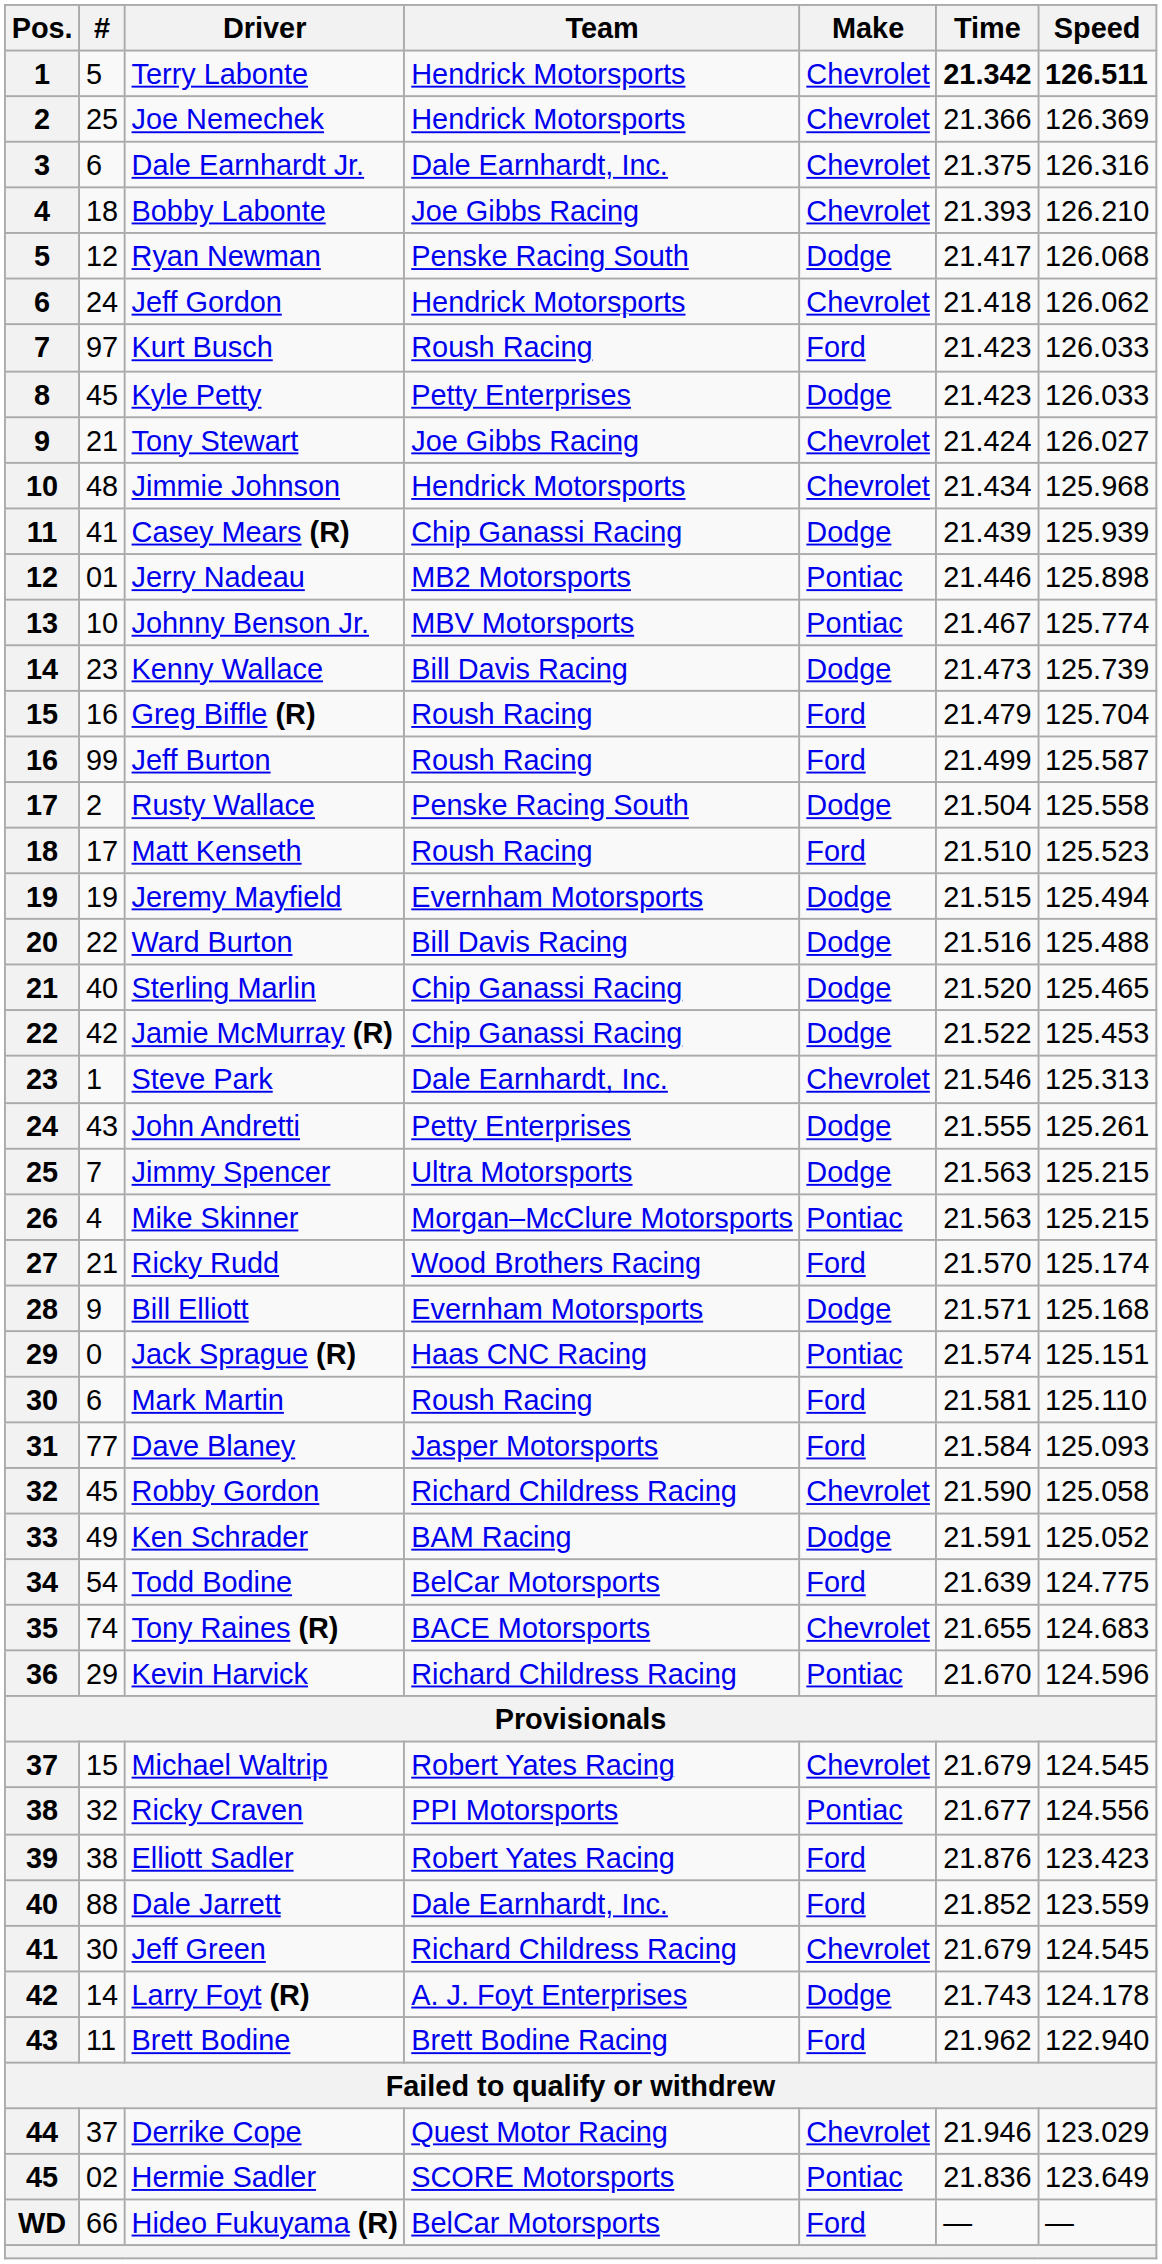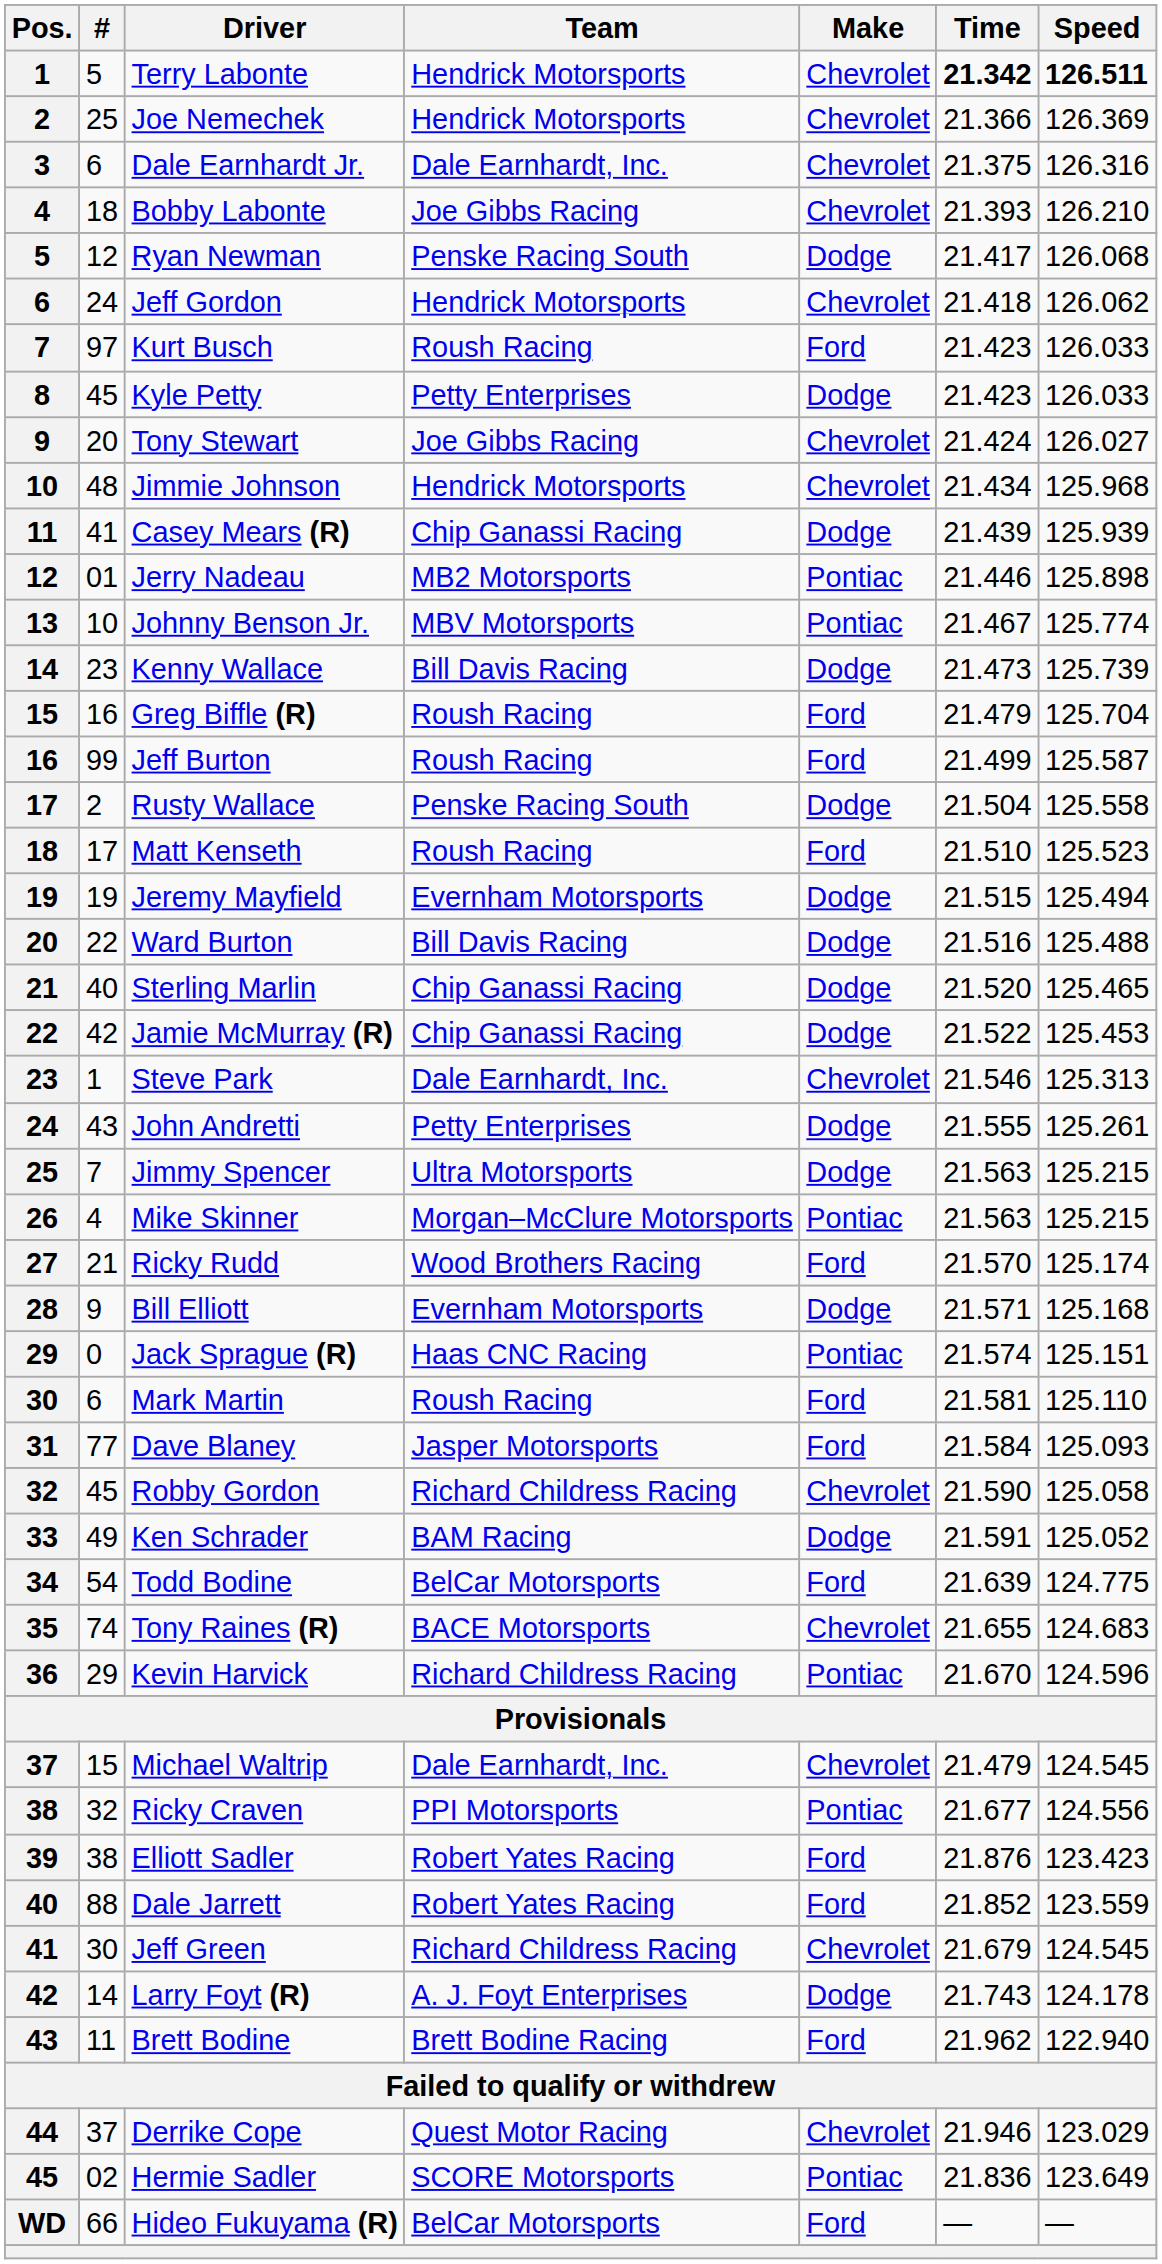(102, 439) 21 -> (102, 439) 20
(543, 1765) Robert Yates Racing -> (540, 1765) Dale Earnhardt, Inc.
(987, 1765) 21.679 -> (987, 1765) 21.479
(540, 1902) Dale Earnhardt, Inc. -> (543, 1902) Robert Yates Racing
